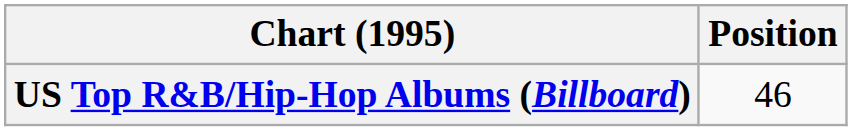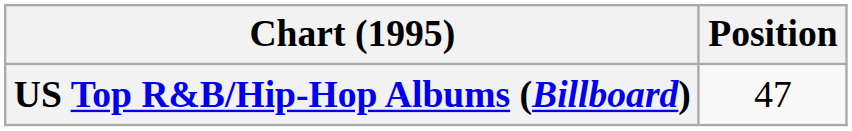(773, 93) 46 -> (773, 93) 47
